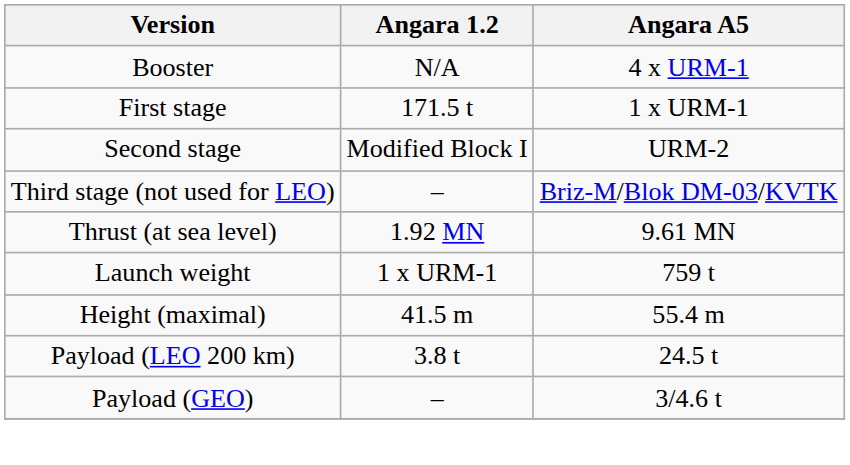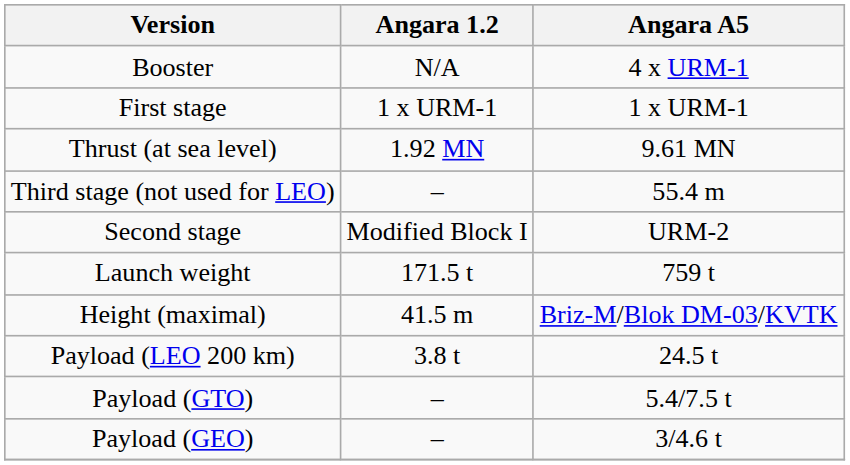(437, 107) 171.5 t -> (437, 107) 1 x URM-1
rows swapped: (173, 149) <-> (173, 231)
(689, 190) Briz-M/Blok DM-03/KVTK -> (689, 190) 55.4 m
(437, 273) 1 x URM-1 -> (437, 273) 171.5 t
(689, 314) 55.4 m -> (689, 314) Briz-M/Blok DM-03/KVTK
+ row: (173, 397)
